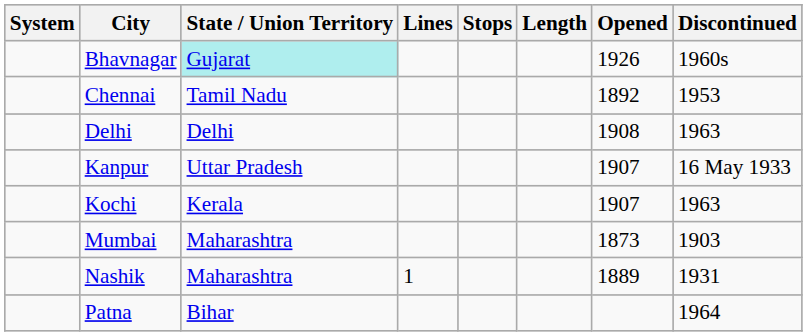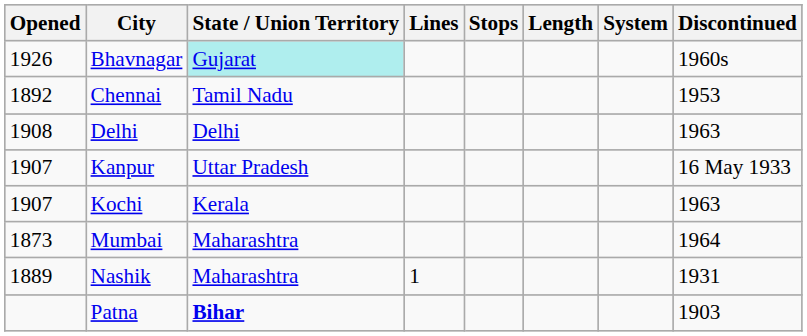columns swapped: (42, 22) <-> (633, 22)
(699, 239) 1903 -> (699, 239) 1964
(210, 311) normal -> (218, 311) bold
(699, 311) 1964 -> (699, 311) 1903
